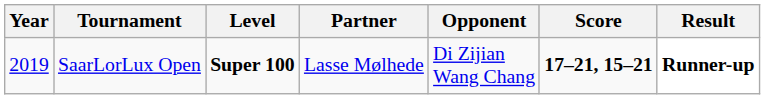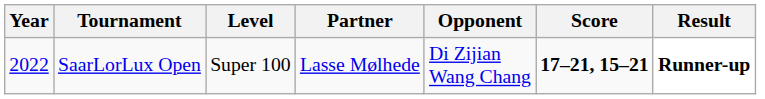(29, 65) 2019 -> (29, 65) 2022
(252, 65) bold -> (250, 65) normal
